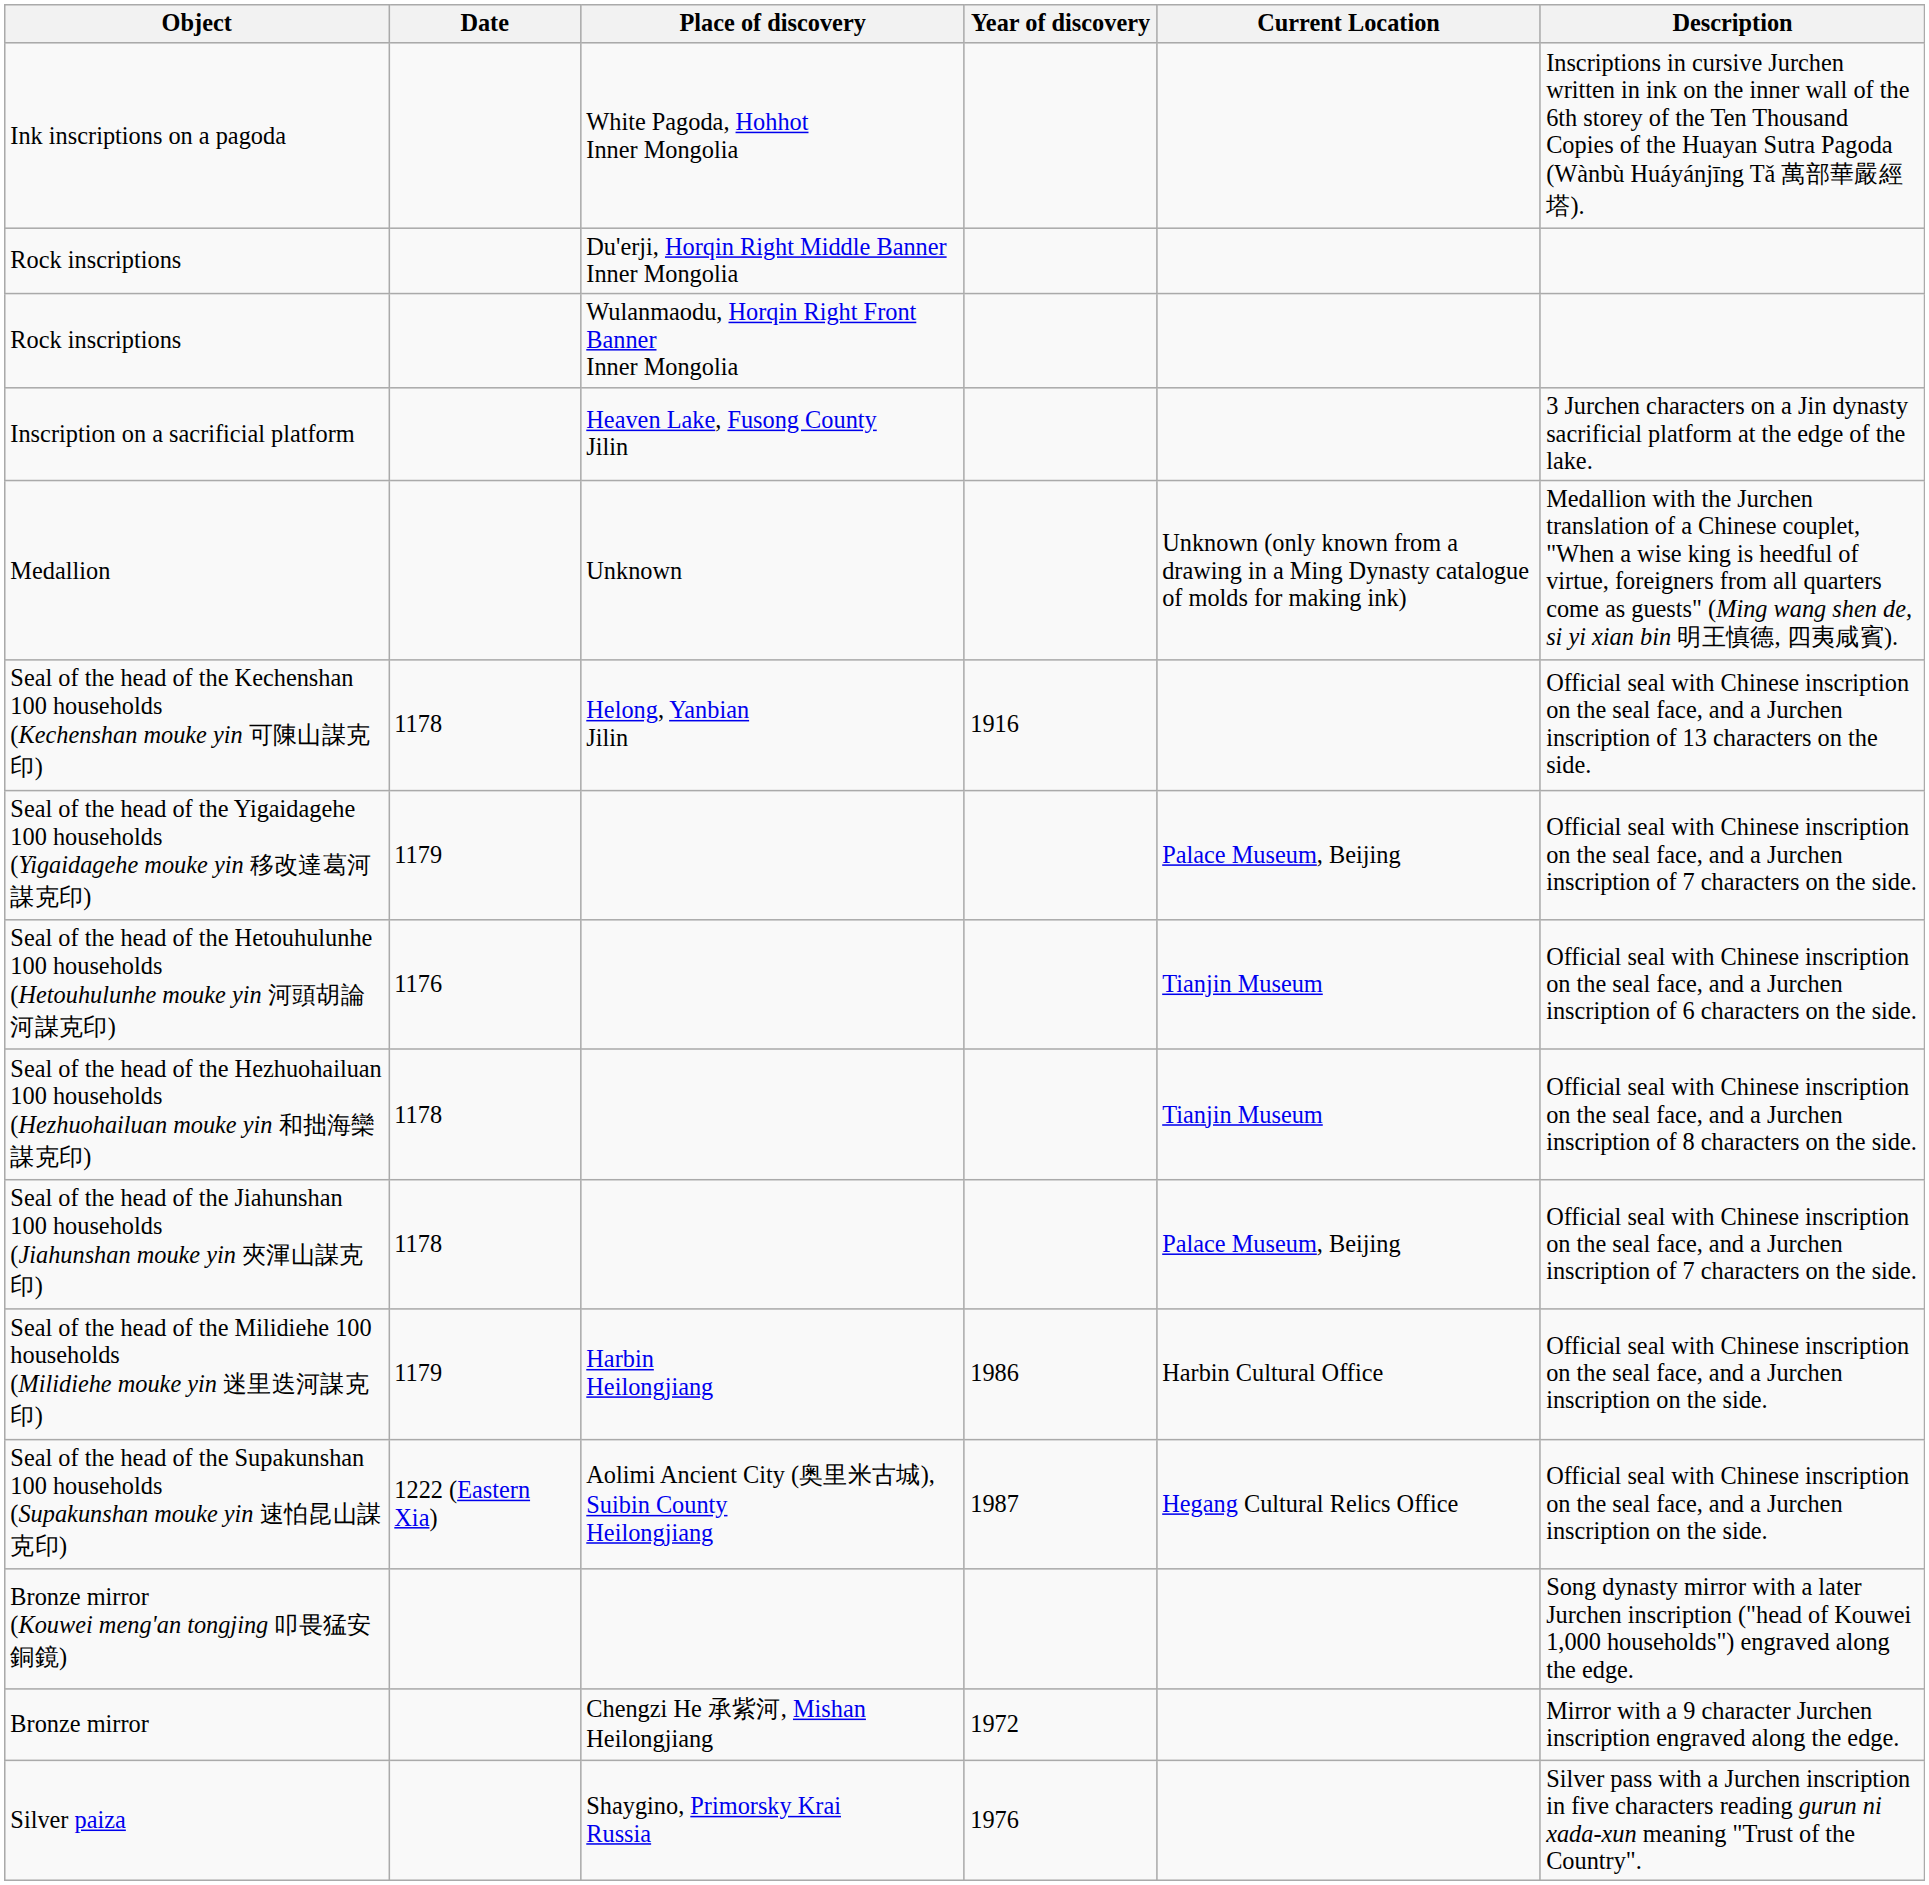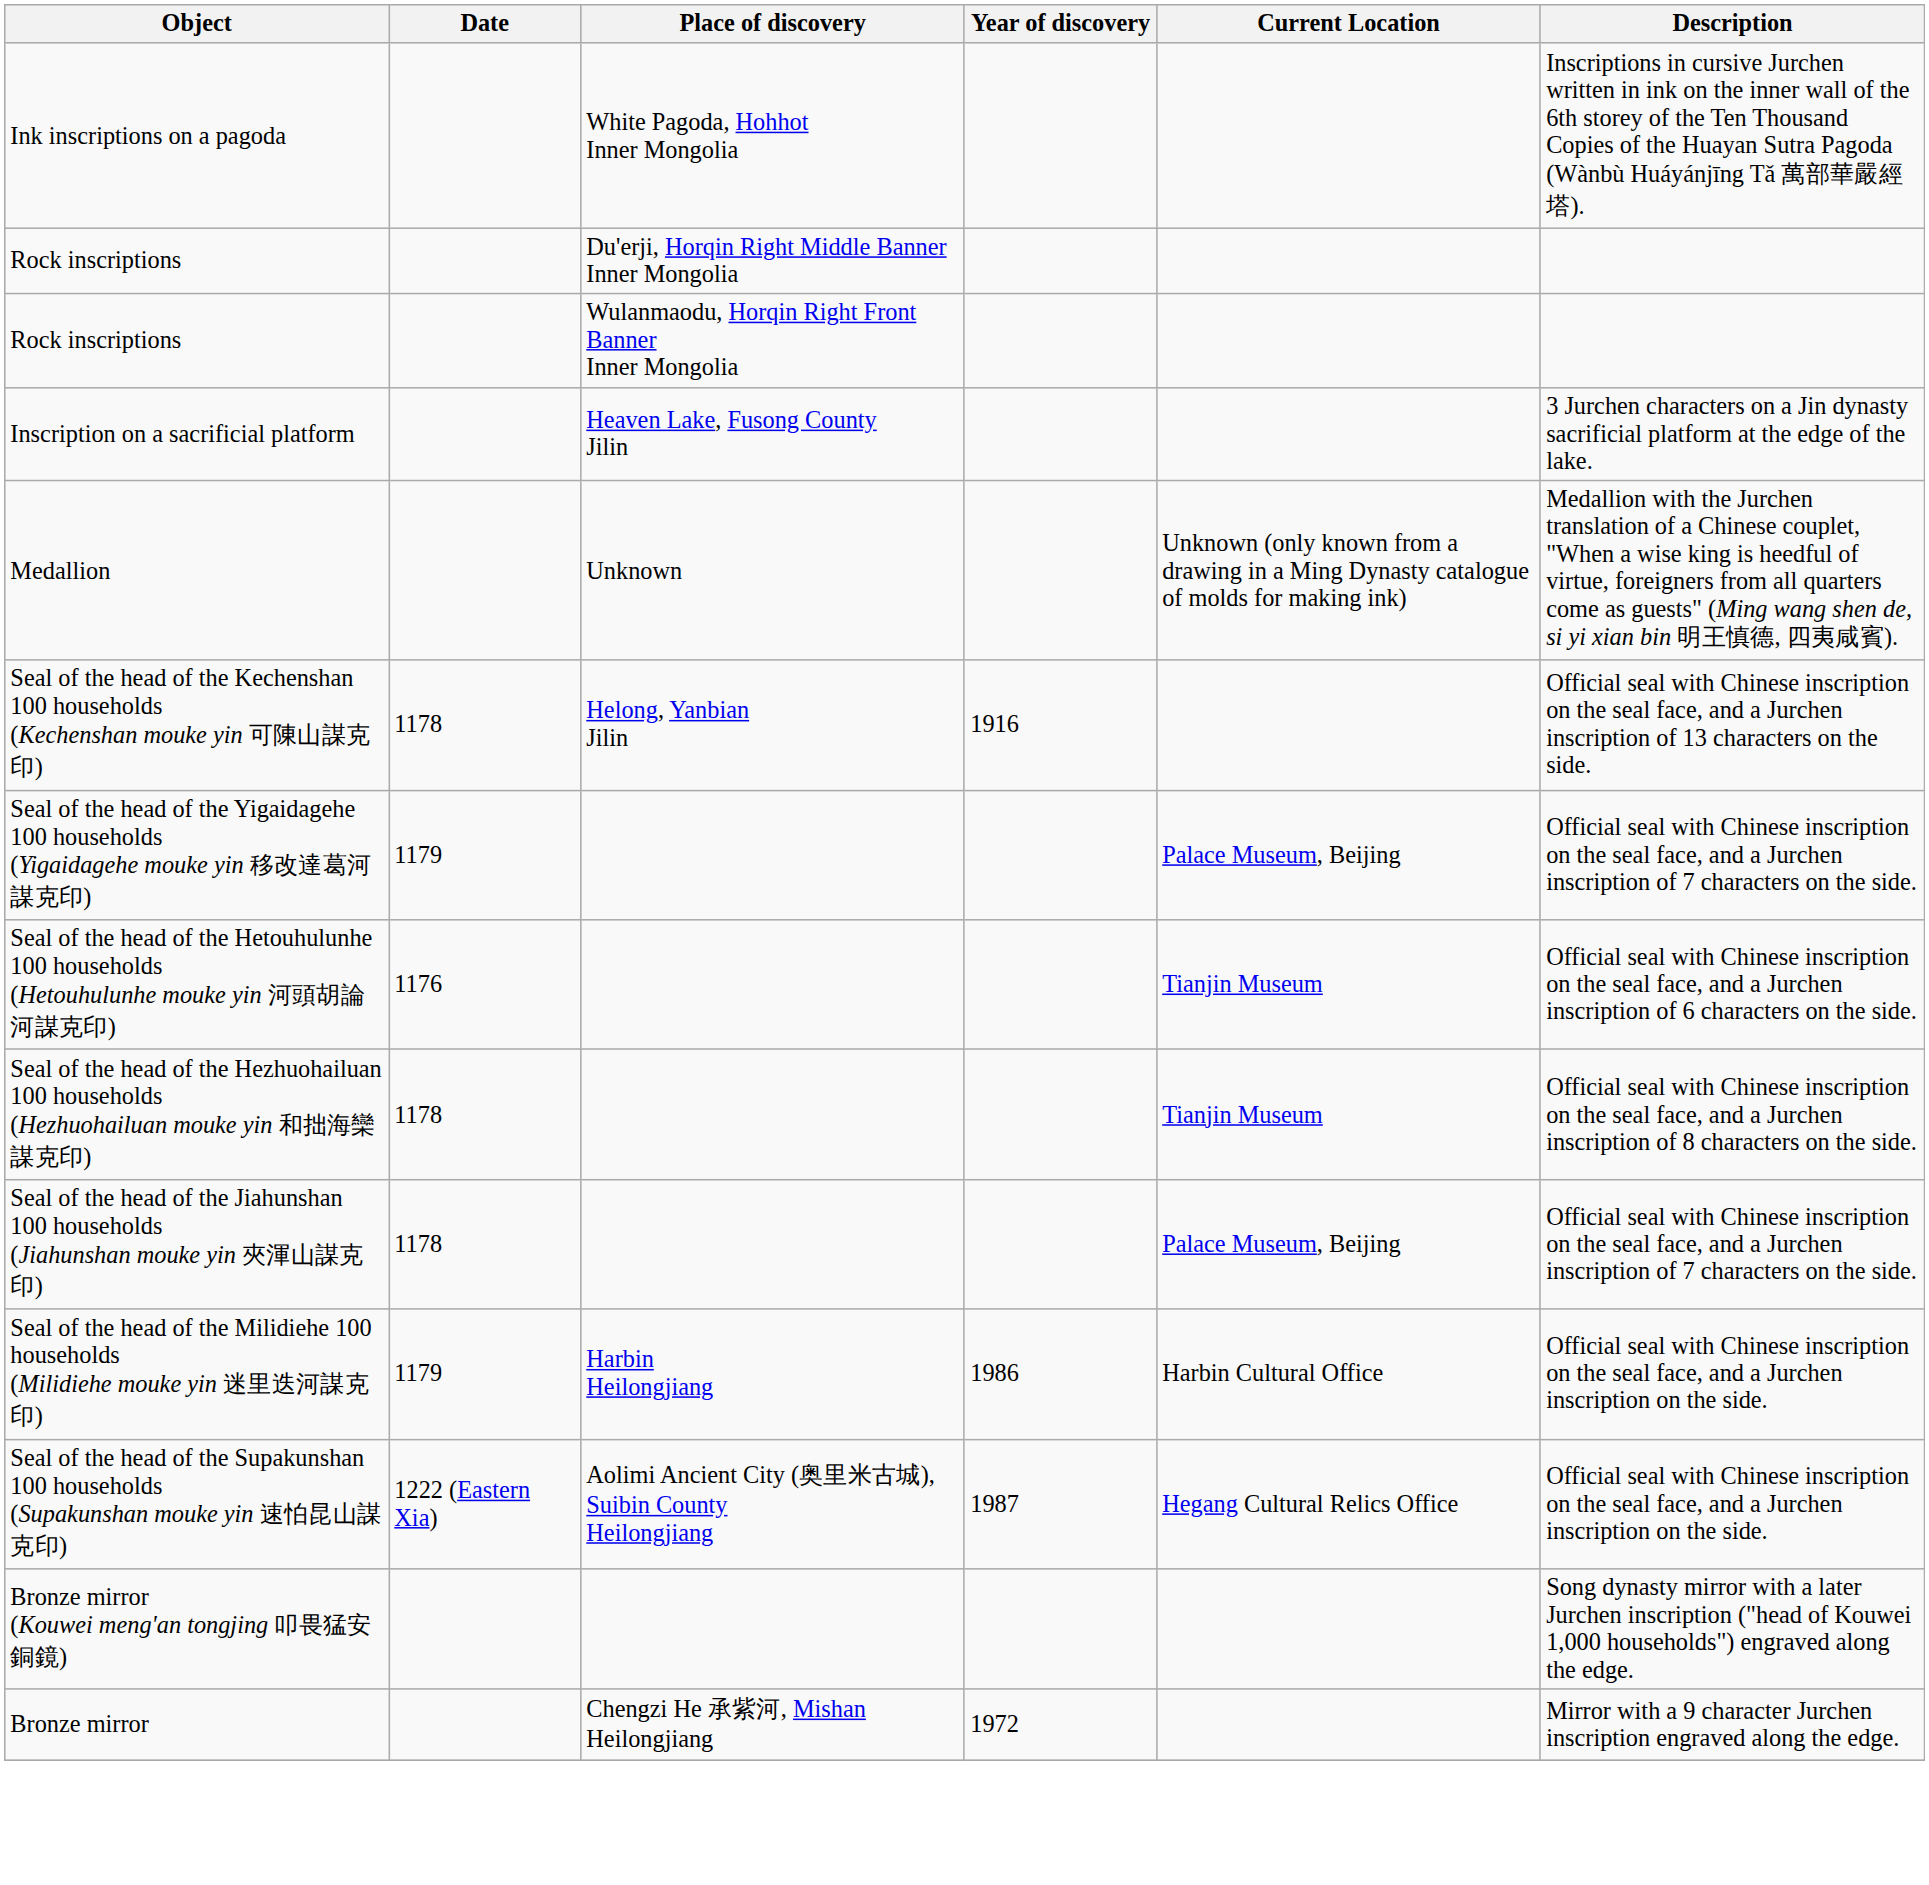- row: (68, 1819)
